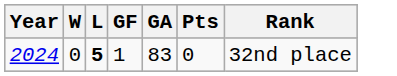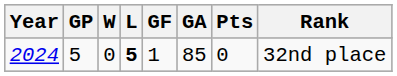+ column: (81, 22)
(160, 55) 83 -> (194, 55) 85
